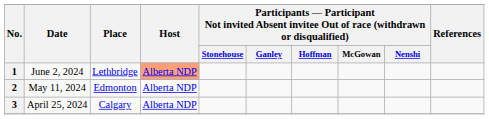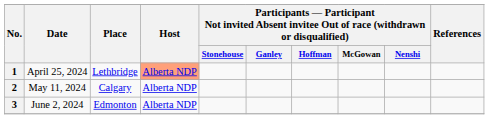(57, 71) June 2, 2024 -> (57, 71) April 25, 2024
(115, 88) Edmonton -> (115, 88) Calgary
(57, 105) April 25, 2024 -> (57, 105) June 2, 2024
(115, 105) Calgary -> (115, 105) Edmonton
